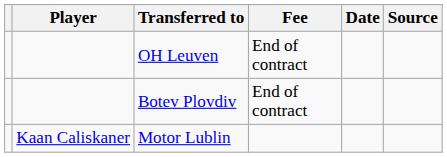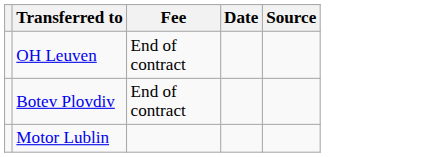- column: (73, 18)
